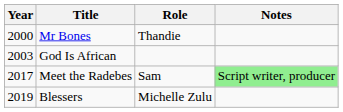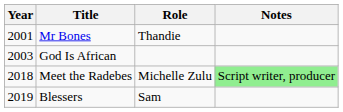(20, 35) 2000 -> (20, 35) 2001
(20, 76) 2017 -> (20, 76) 2018
(150, 76) Sam -> (175, 76) Michelle Zulu
(175, 96) Michelle Zulu -> (150, 96) Sam
